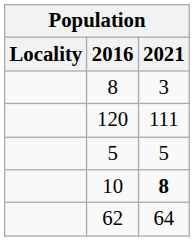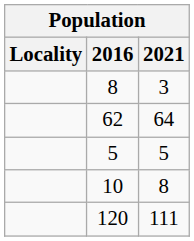rows swapped: (113, 218) <-> (113, 119)
(164, 185) bold -> (164, 185) normal
